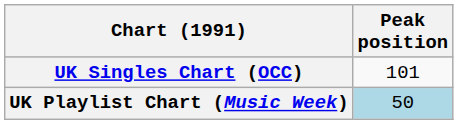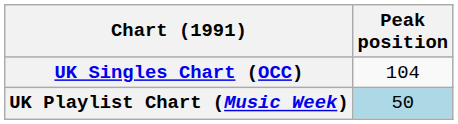(403, 73) 101 -> (403, 73) 104
